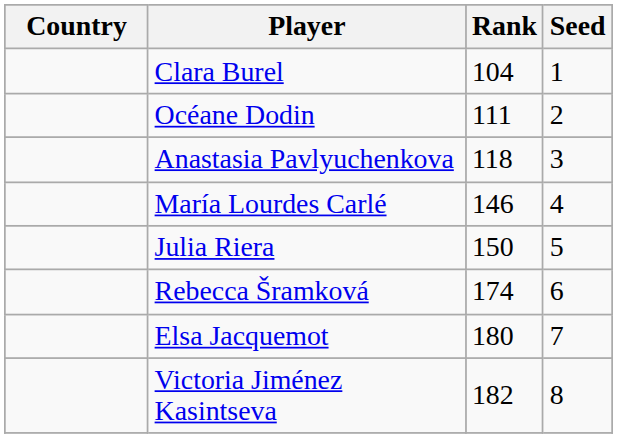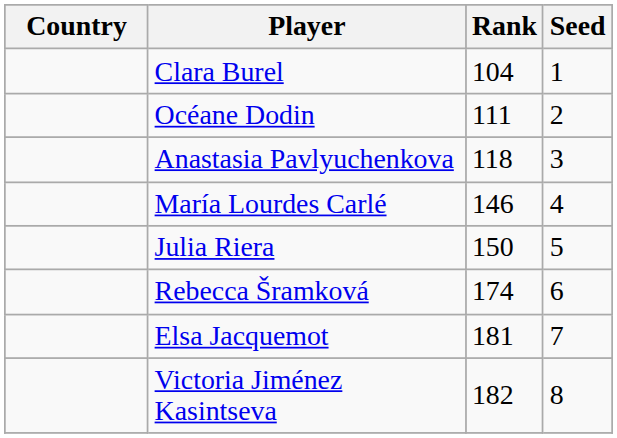(493, 335) 180 -> (493, 335) 181
